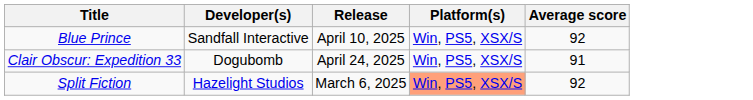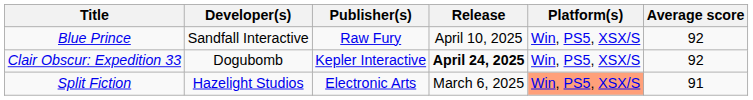+ column: (371, 15)
(361, 60) normal -> (479, 60) bold
(578, 60) 91 -> (696, 60) 92
(578, 83) 92 -> (696, 83) 91
